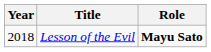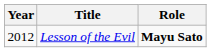(21, 36) 2018 -> (21, 36) 2012
